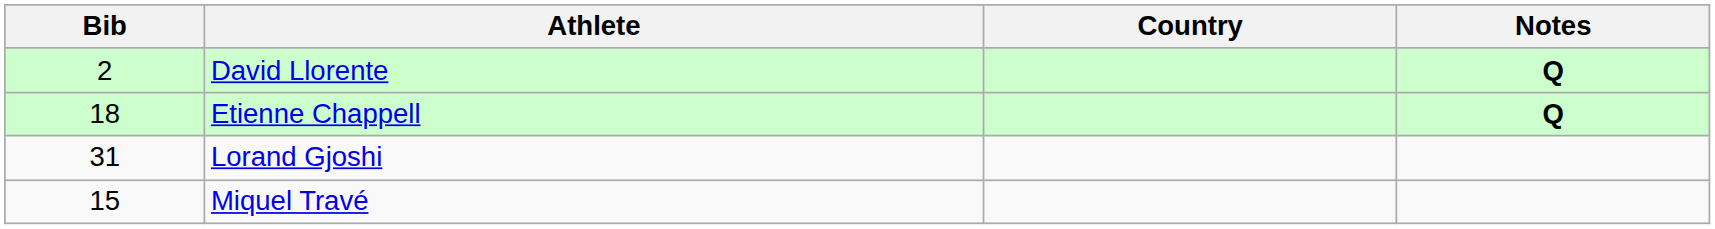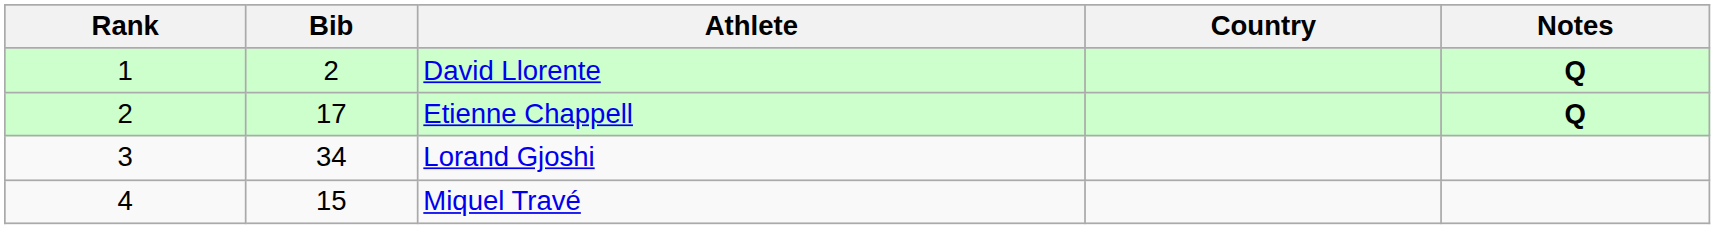+ column: (125, 26)
(105, 113) 18 -> (331, 113) 17
(105, 157) 31 -> (331, 157) 34
